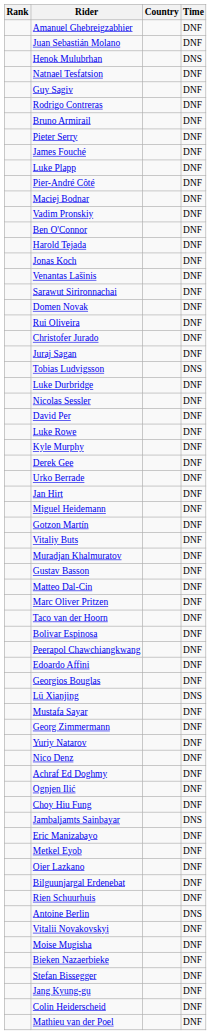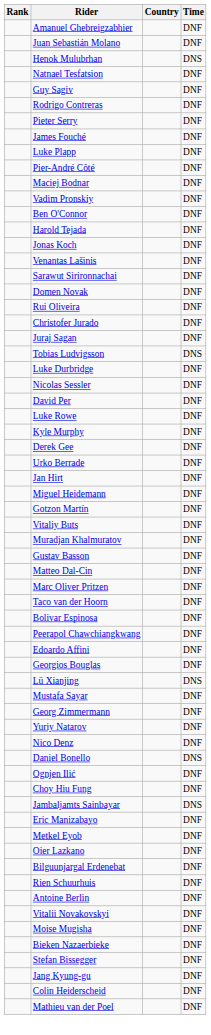- row: (62, 121)
+ row: (62, 758)
- row: (70, 773)
(193, 913) DNS -> (193, 898) DNF
